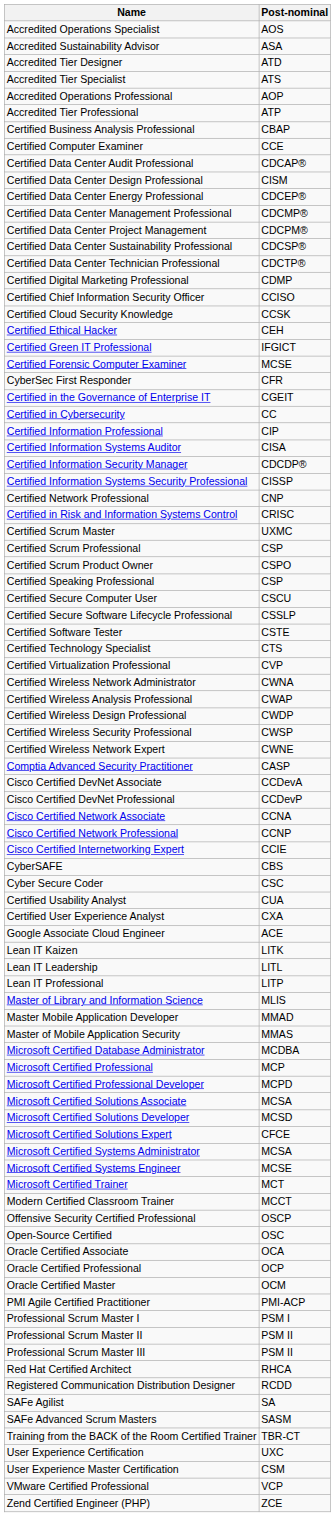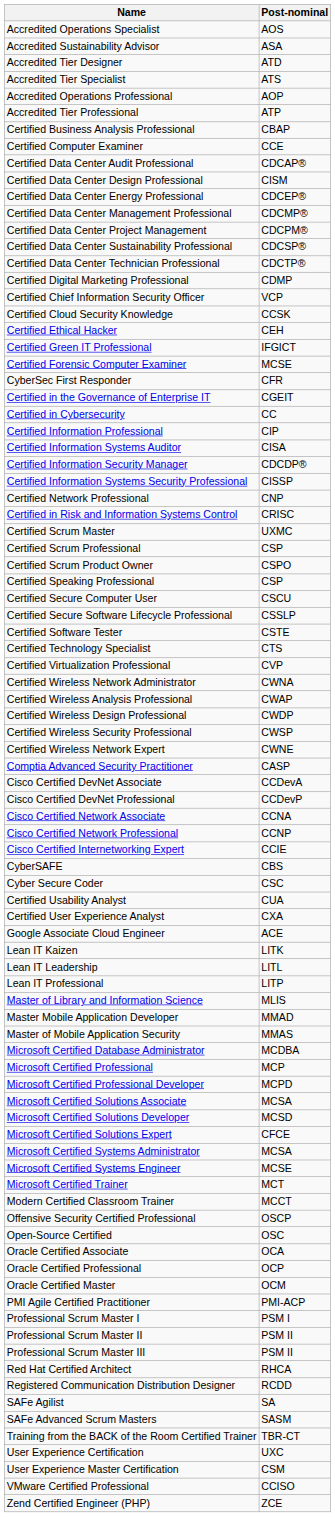(278, 297) CCISO -> (272, 297) VCP
(272, 1486) VCP -> (278, 1486) CCISO
